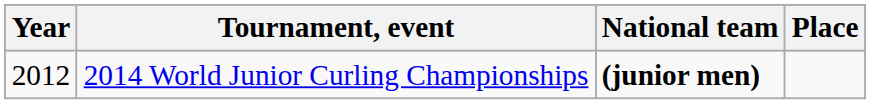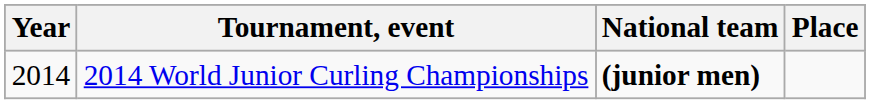(41, 74) 2012 -> (41, 74) 2014
